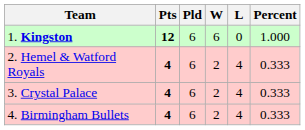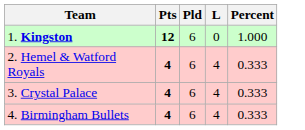- column: (216, 15)
